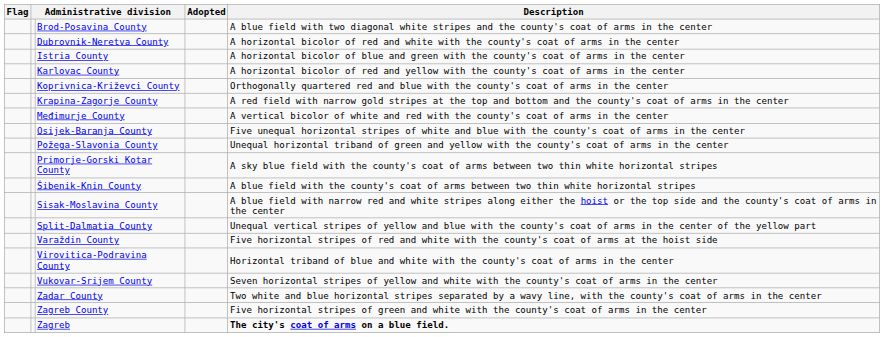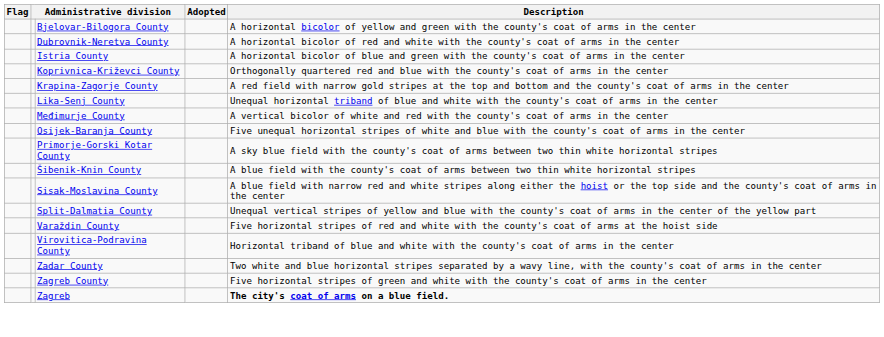+ row: (103, 27)
- row: (92, 27)
- row: (78, 71)
+ row: (81, 101)
- row: (97, 145)
- row: (95, 281)
